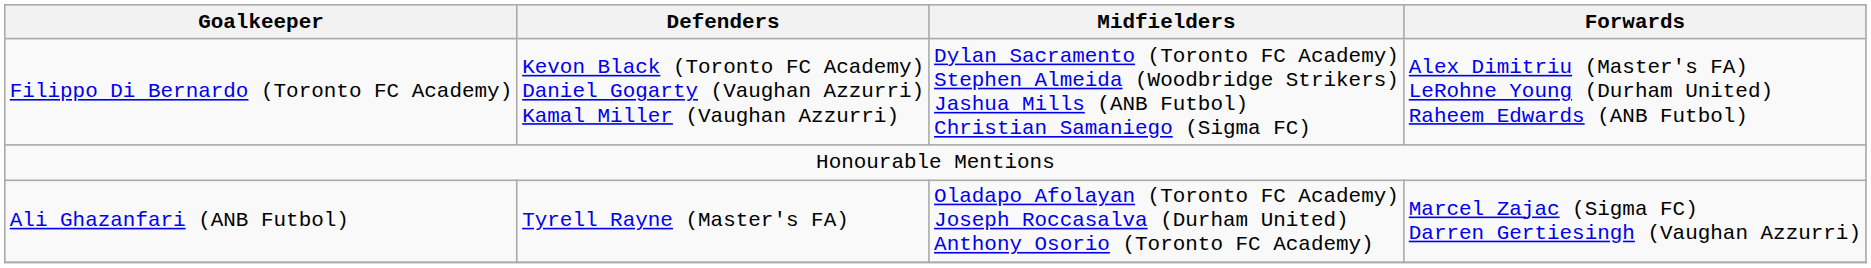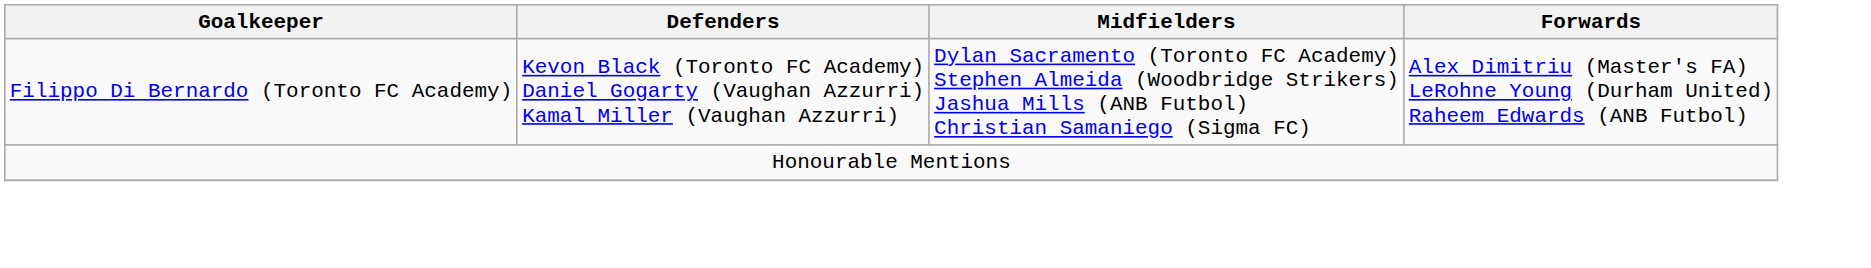- row: (179, 221)
